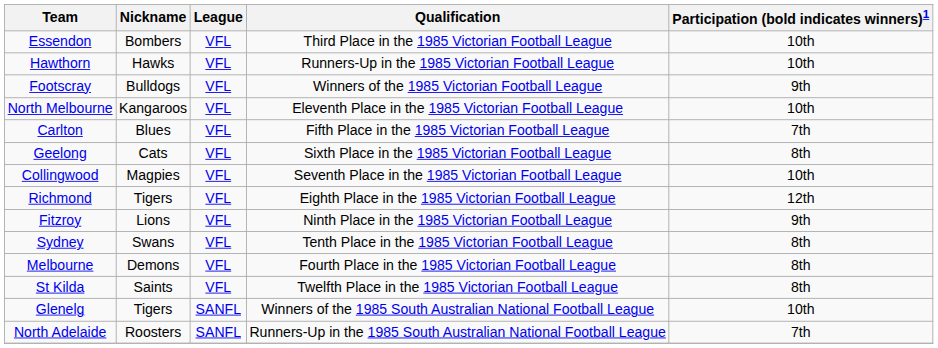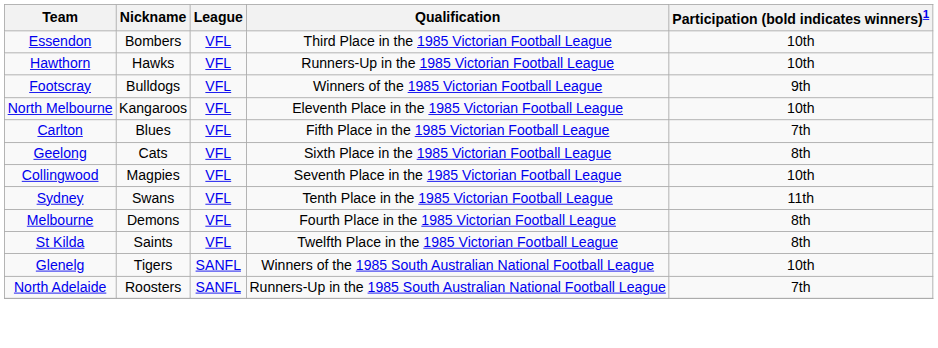- row: (60, 198)
- row: (60, 220)
(801, 242) 8th -> (801, 198) 11th
